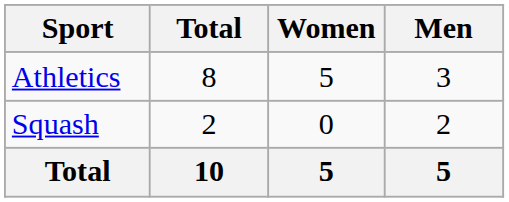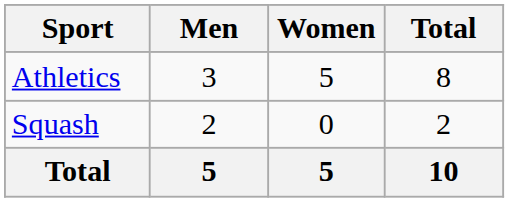columns swapped: (444, 28) <-> (209, 28)
